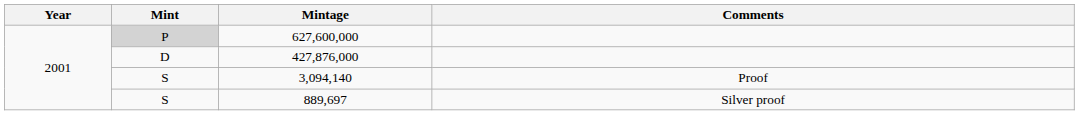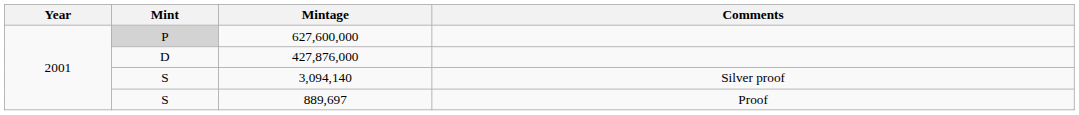(753, 78) Proof -> (753, 78) Silver proof
(753, 99) Silver proof -> (753, 99) Proof
